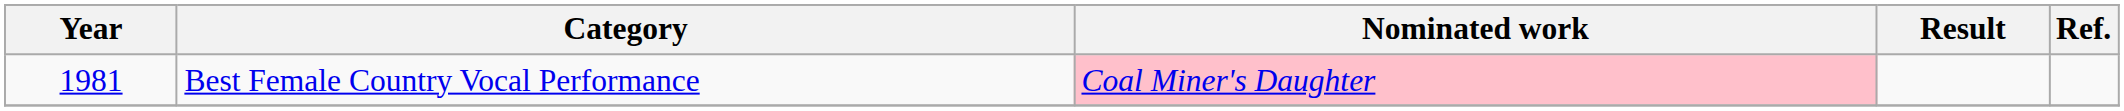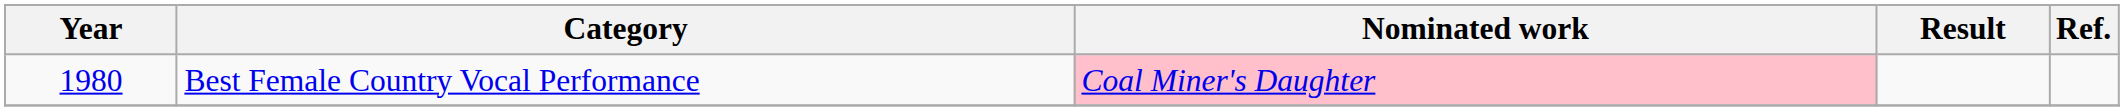(91, 79) 1981 -> (91, 79) 1980
